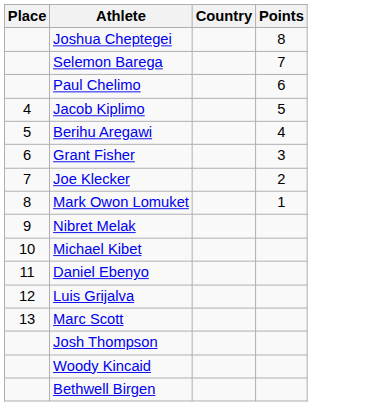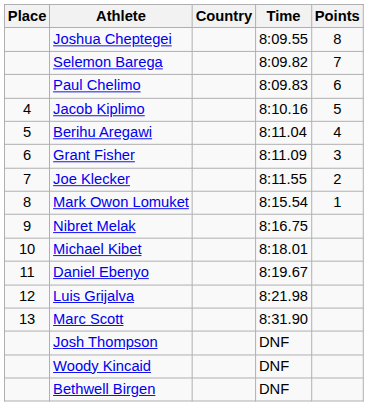+ column: (283, 16)
